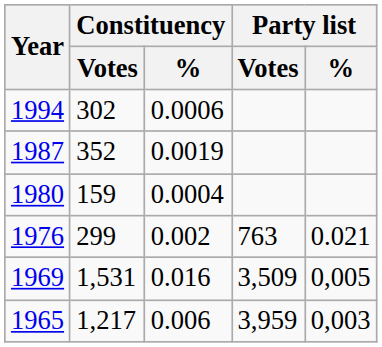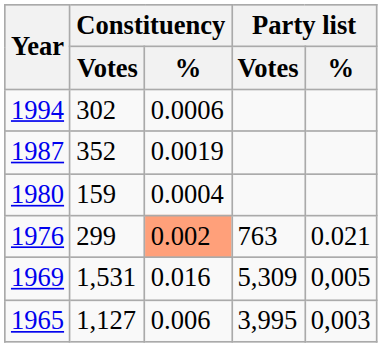(181, 236) no background -> (181, 236) lightsalmon background
(267, 278) 3,509 -> (267, 278) 5,309
(106, 320) 1,217 -> (106, 320) 1,127
(267, 320) 3,959 -> (267, 320) 3,995
